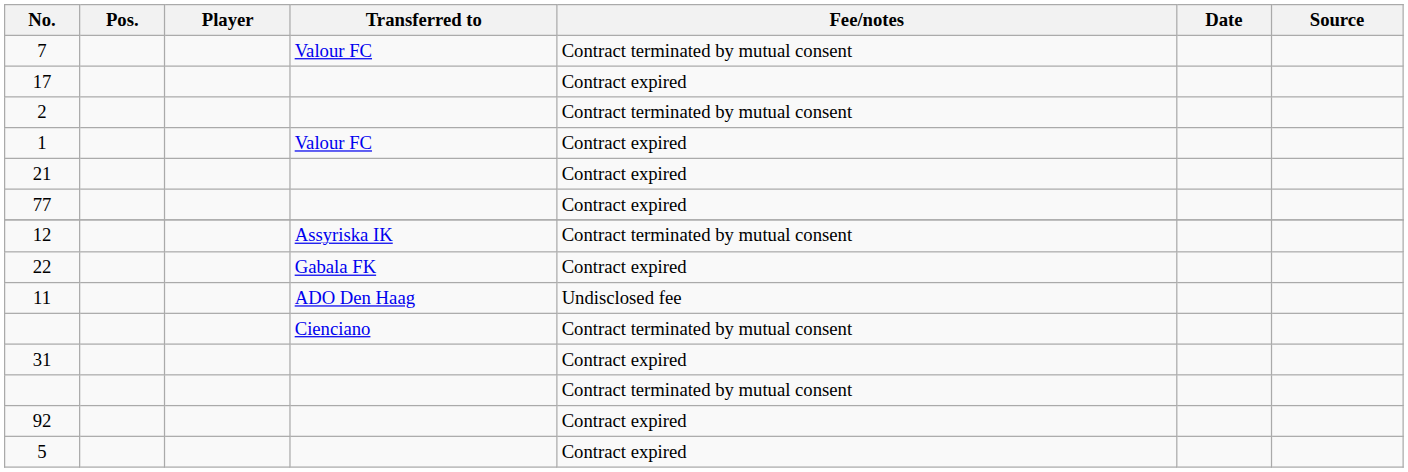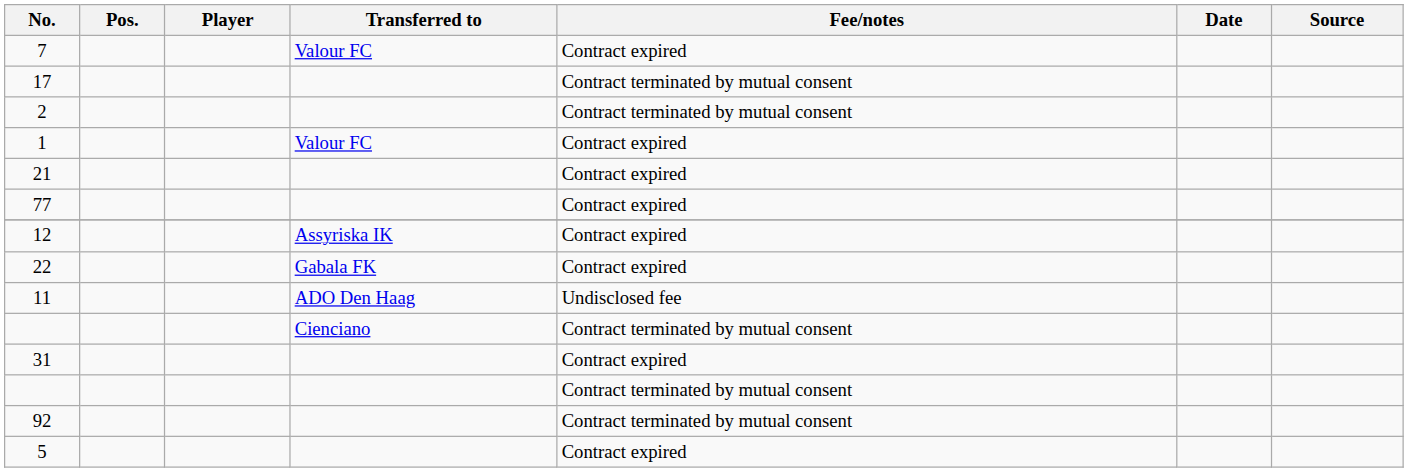(707, 50) Contract terminated by mutual consent -> (624, 50) Contract expired
(624, 81) Contract expired -> (707, 81) Contract terminated by mutual consent
(707, 235) Contract terminated by mutual consent -> (624, 235) Contract expired
(624, 420) Contract expired -> (707, 420) Contract terminated by mutual consent
